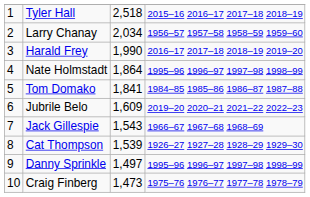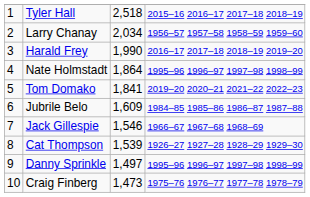(225, 89) 1984–85 1985–86 1986–87 1987–88 -> (225, 89) 2019–20 2020–21 2021–22 2022–23
(225, 108) 2019–20 2020–21 2021–22 2022–23 -> (225, 108) 1984–85 1985–86 1986–87 1987–88
(128, 126) 1,543 -> (128, 126) 1,546
